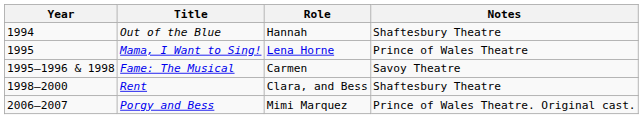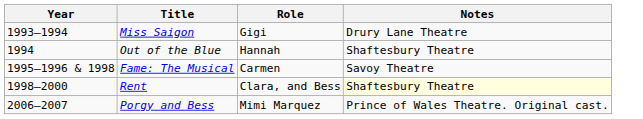+ row: (157, 32)
- row: (191, 50)
(437, 86) no background -> (410, 86) lightyellow background
